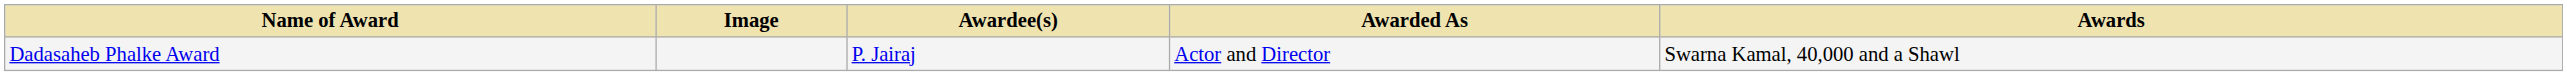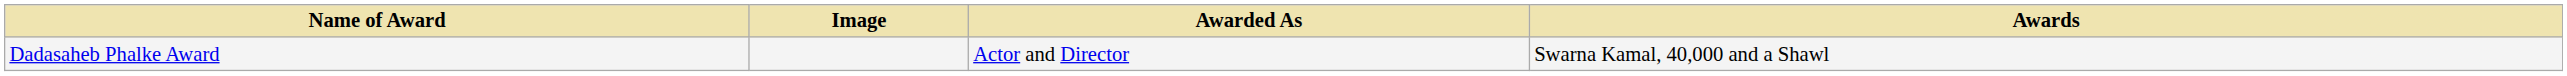- column: (1008, 20)
